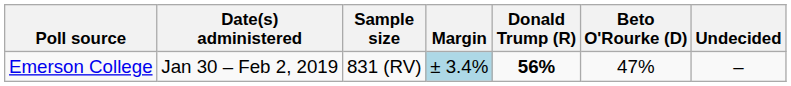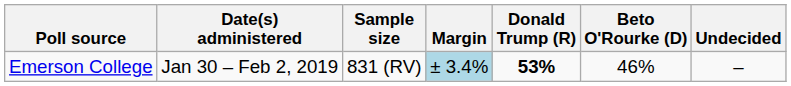(536, 67) 56% -> (536, 67) 53%
(636, 67) 47% -> (636, 67) 46%
